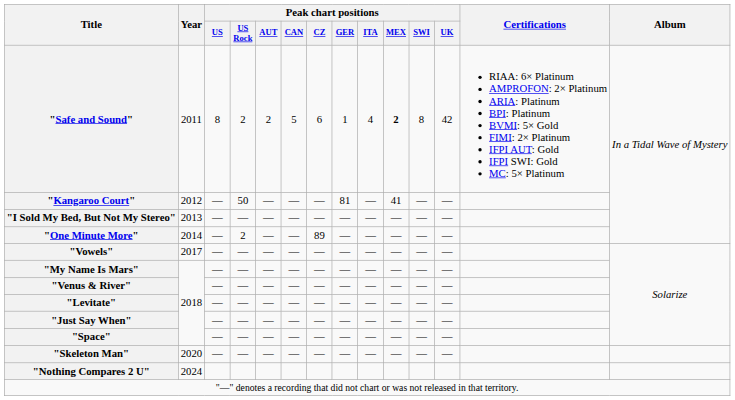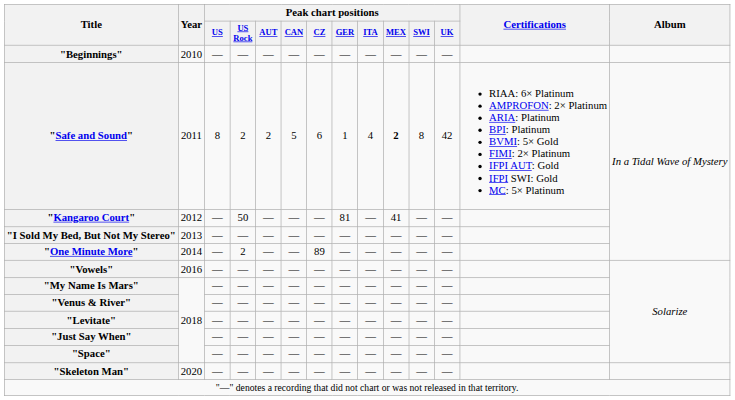+ row: (91, 54)
(191, 252) 2017 -> (191, 269) 2016
- row: (91, 371)
